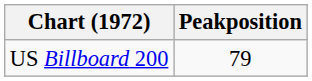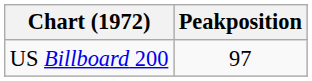(240, 57) 79 -> (240, 57) 97
